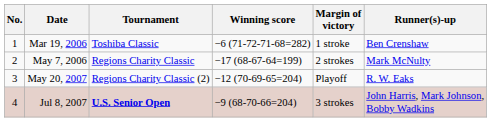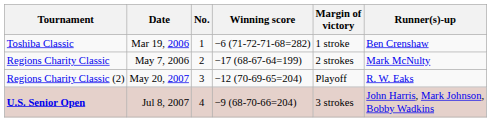columns swapped: (15, 19) <-> (151, 19)
